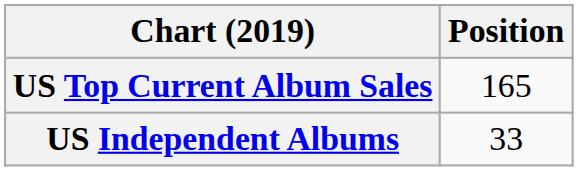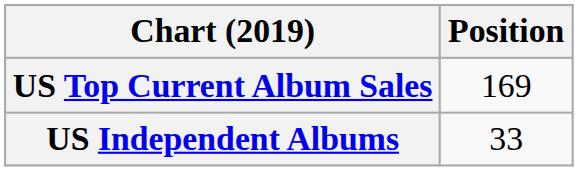(506, 84) 165 -> (506, 84) 169
